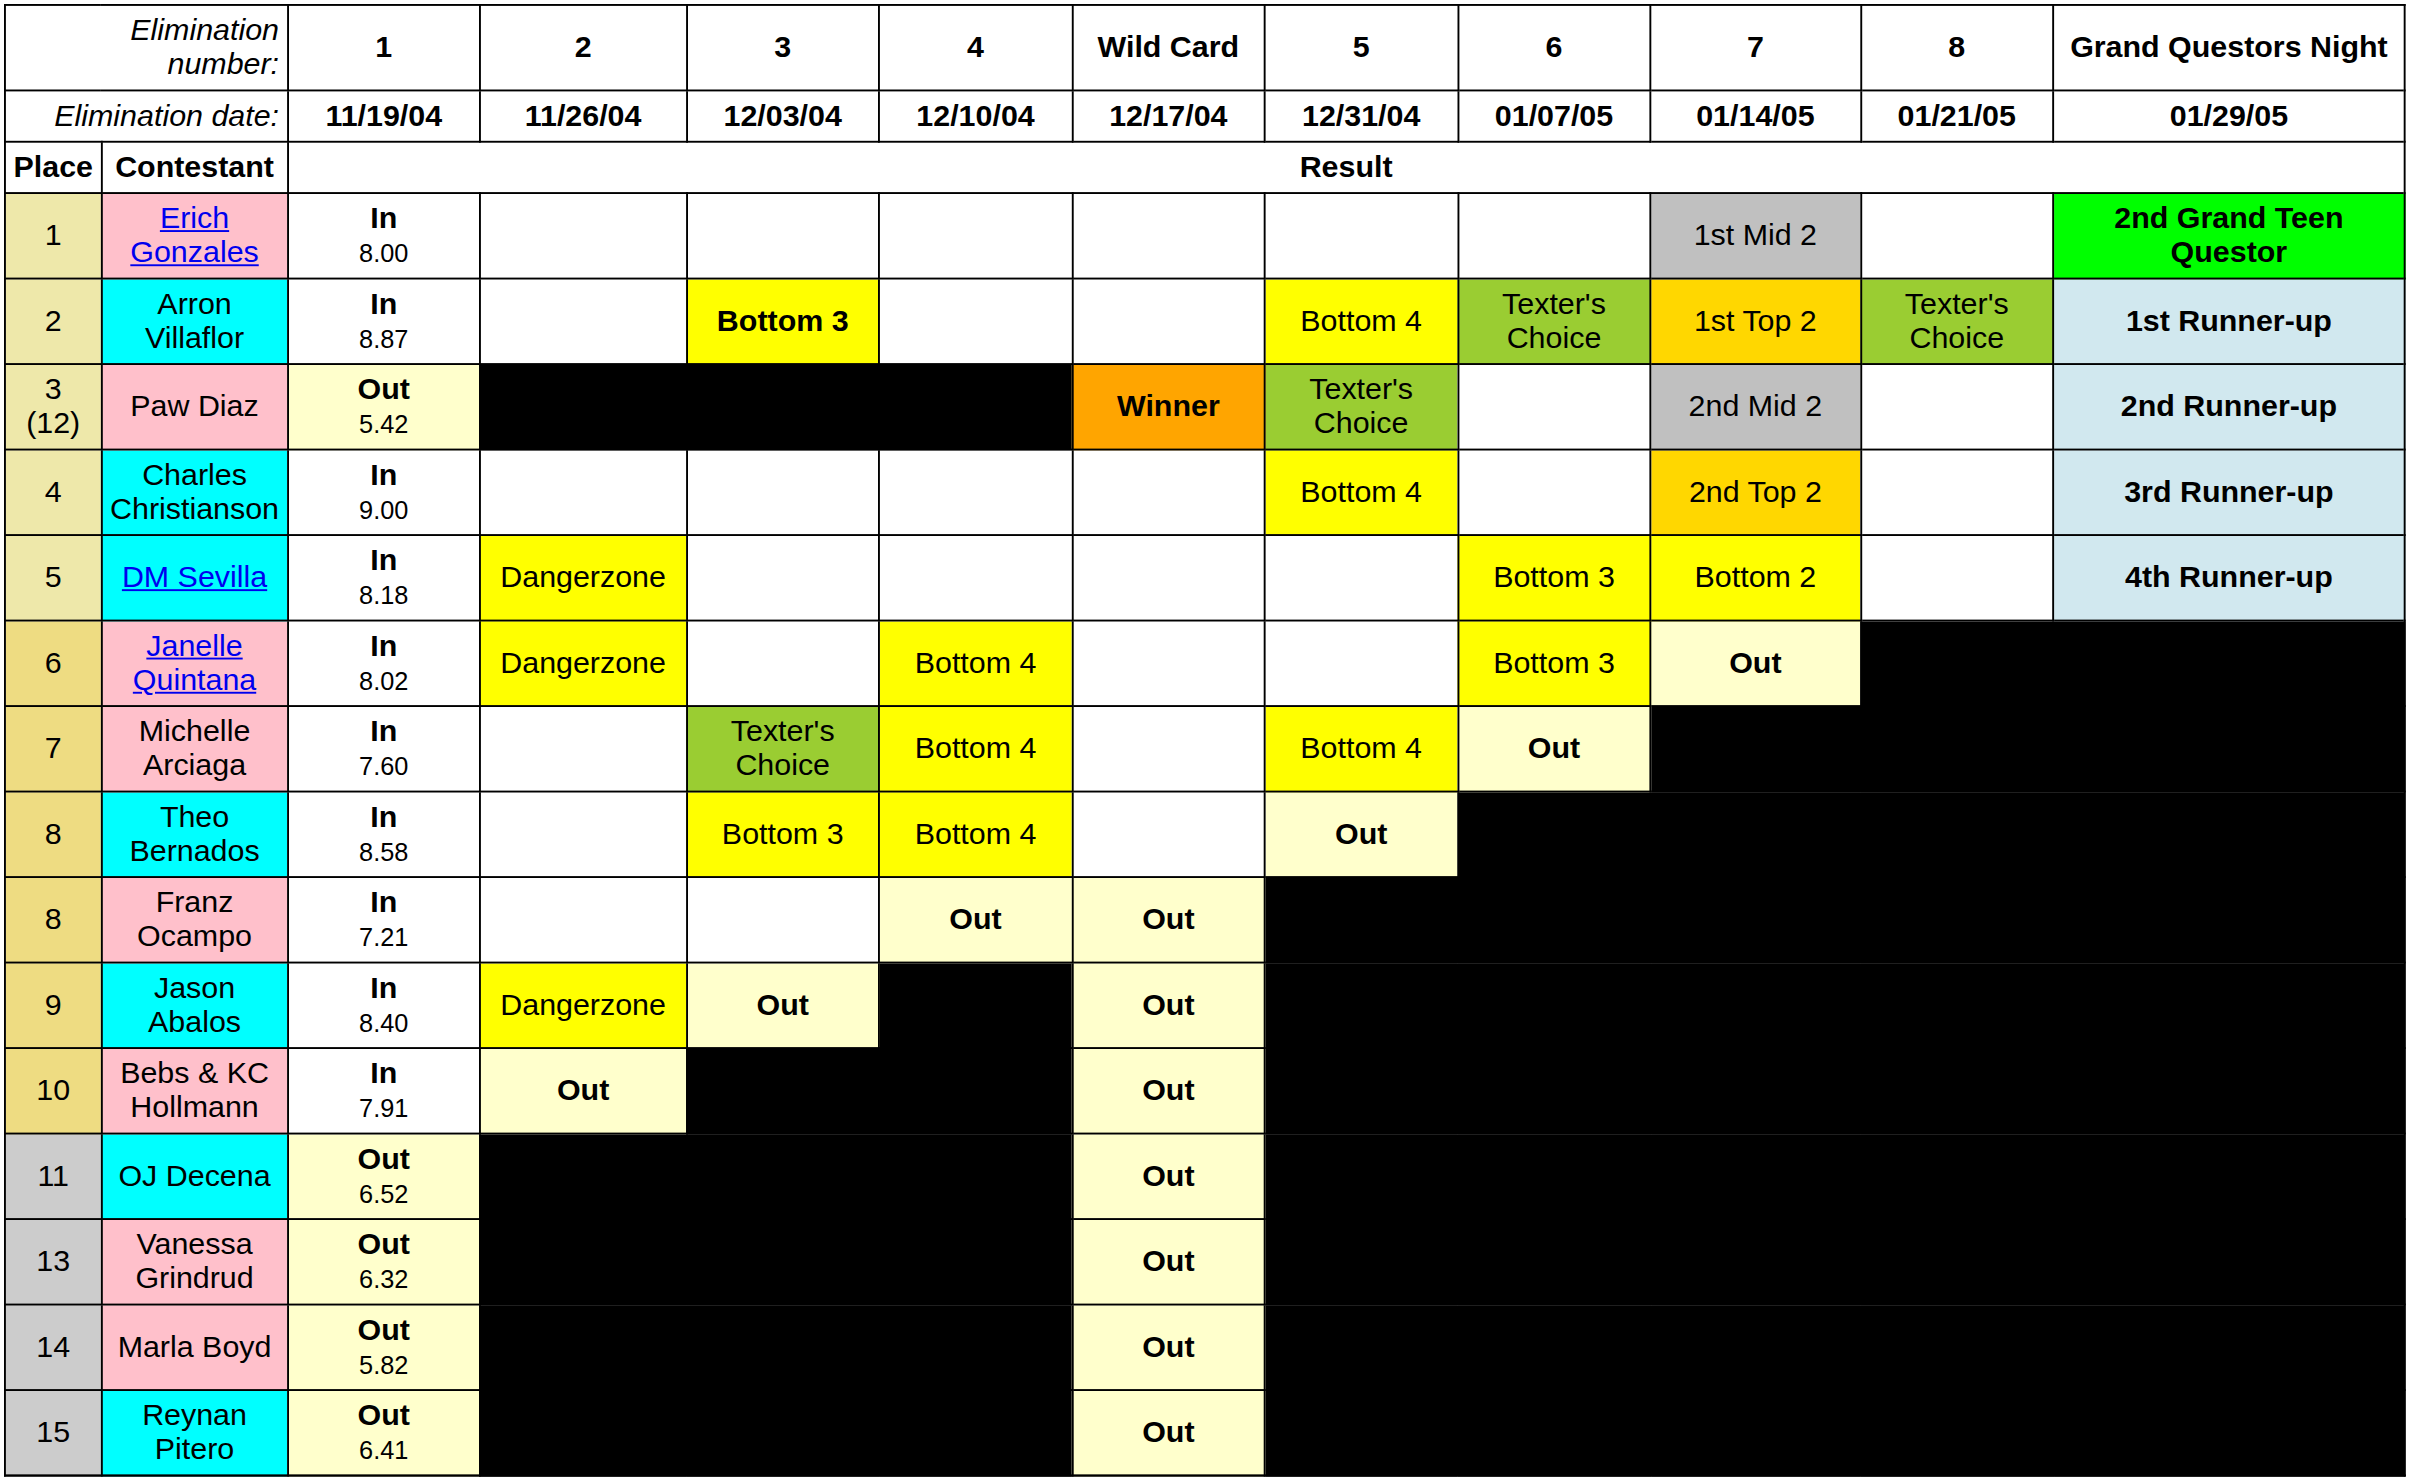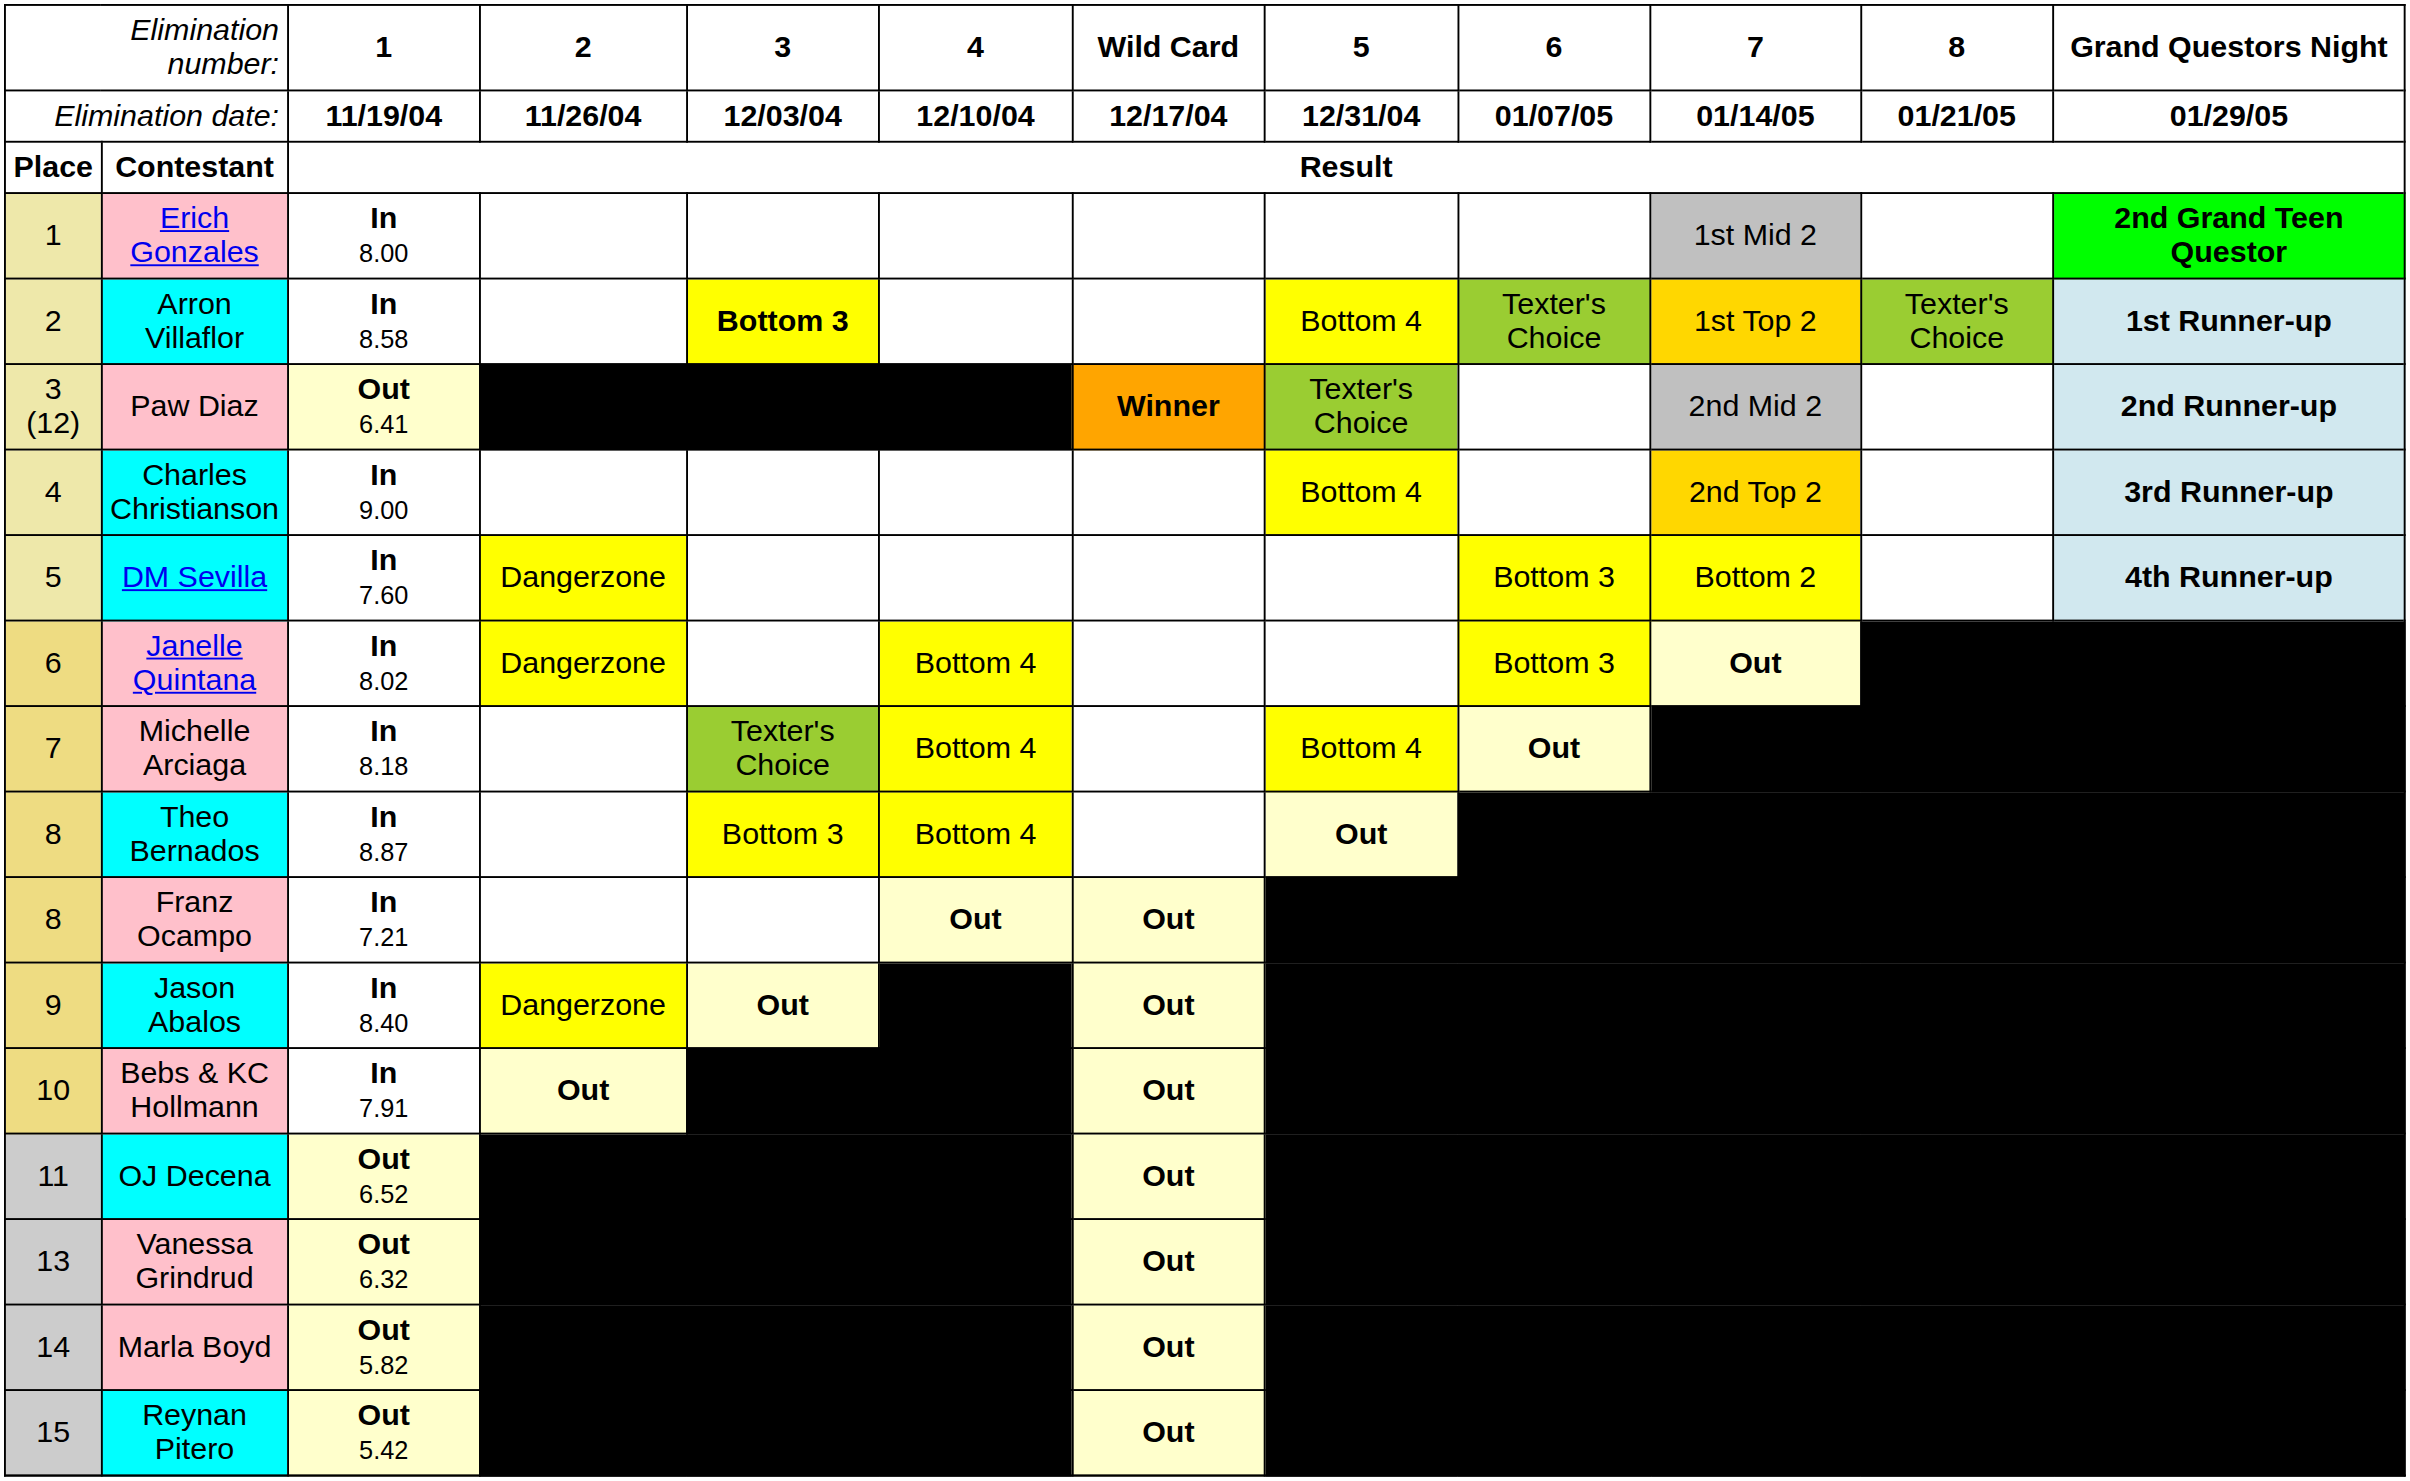(384, 320) In 8.87 -> (384, 320) In 8.58
(384, 406) Out 5.42 -> (384, 406) Out 6.41
(384, 577) In 8.18 -> (384, 577) In 7.60
(384, 748) In 7.60 -> (384, 748) In 8.18
(384, 833) In 8.58 -> (384, 833) In 8.87
(384, 1432) Out 6.41 -> (384, 1432) Out 5.42
